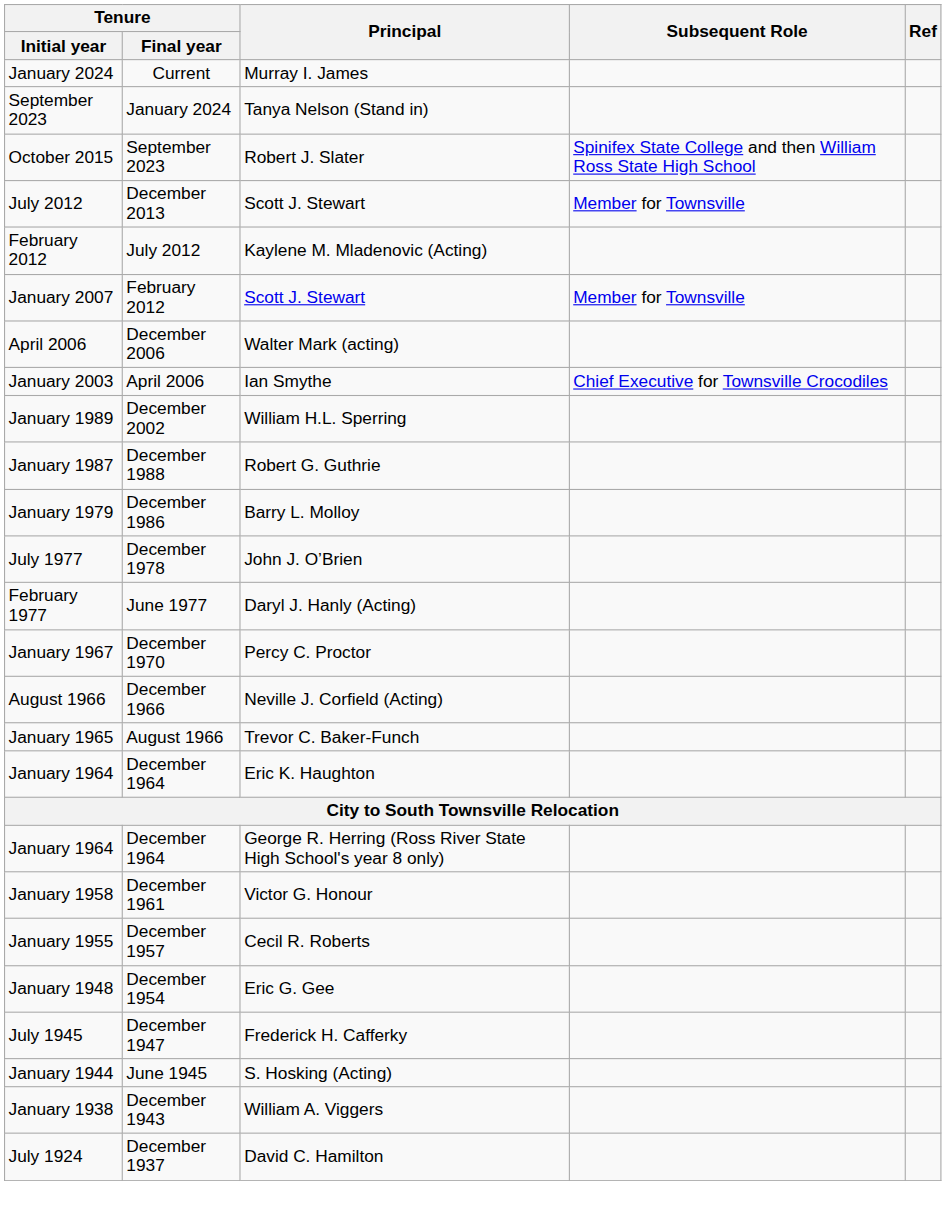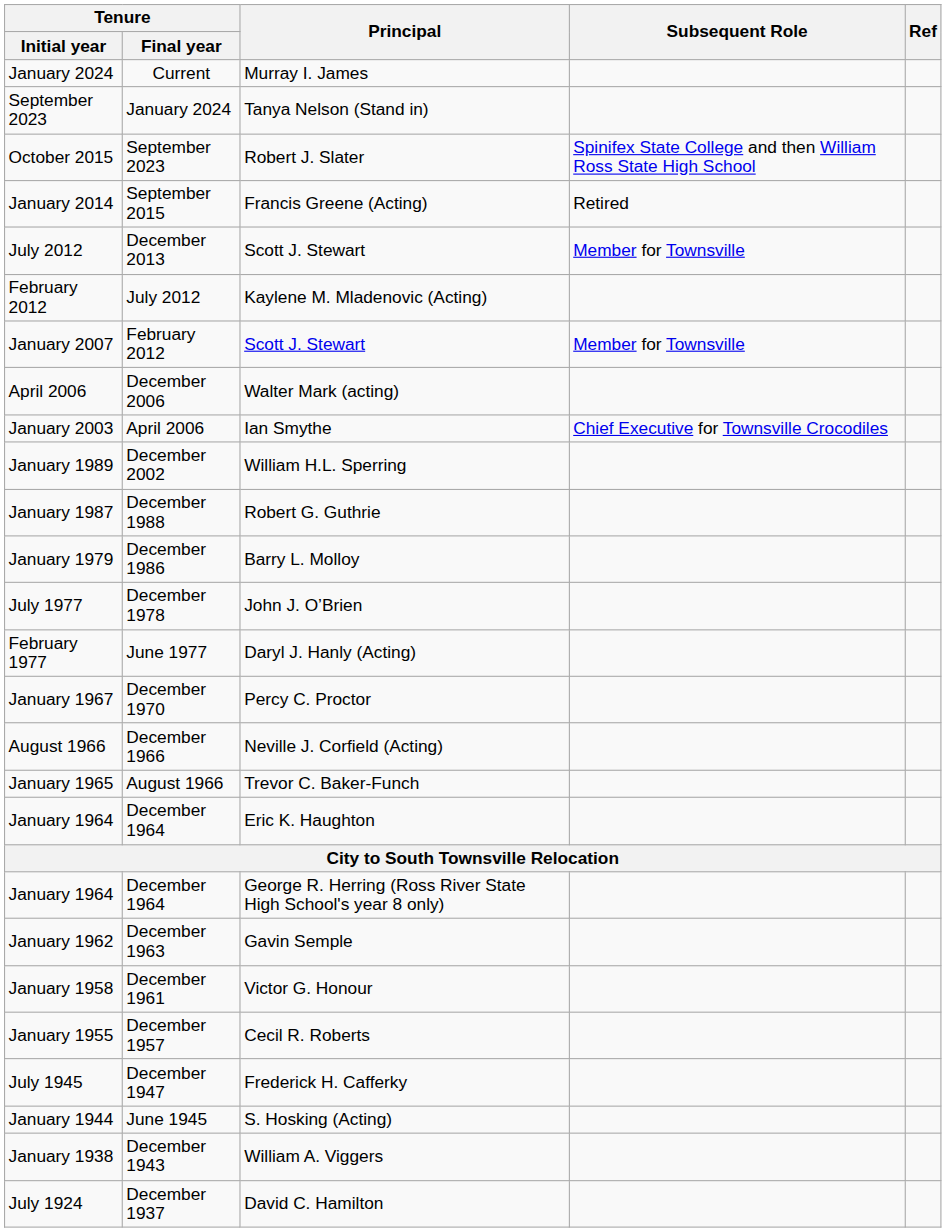+ row: (61, 203)
+ row: (61, 941)
- row: (61, 988)
